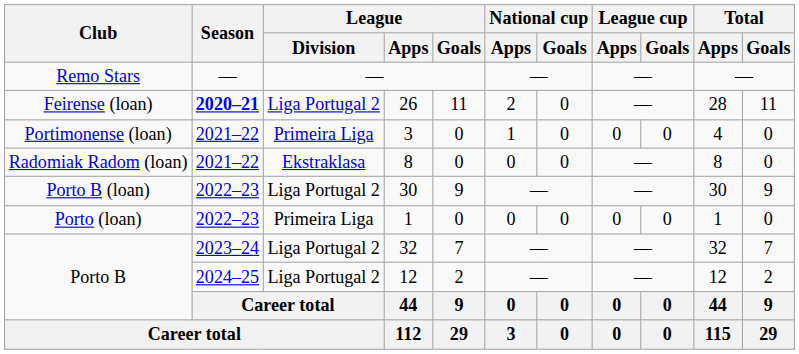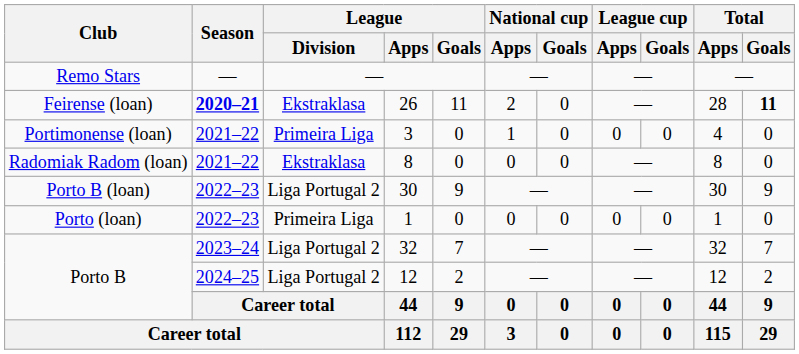(324, 104) Liga Portugal 2 -> (324, 104) Ekstraklasa
(768, 104) normal -> (768, 104) bold
